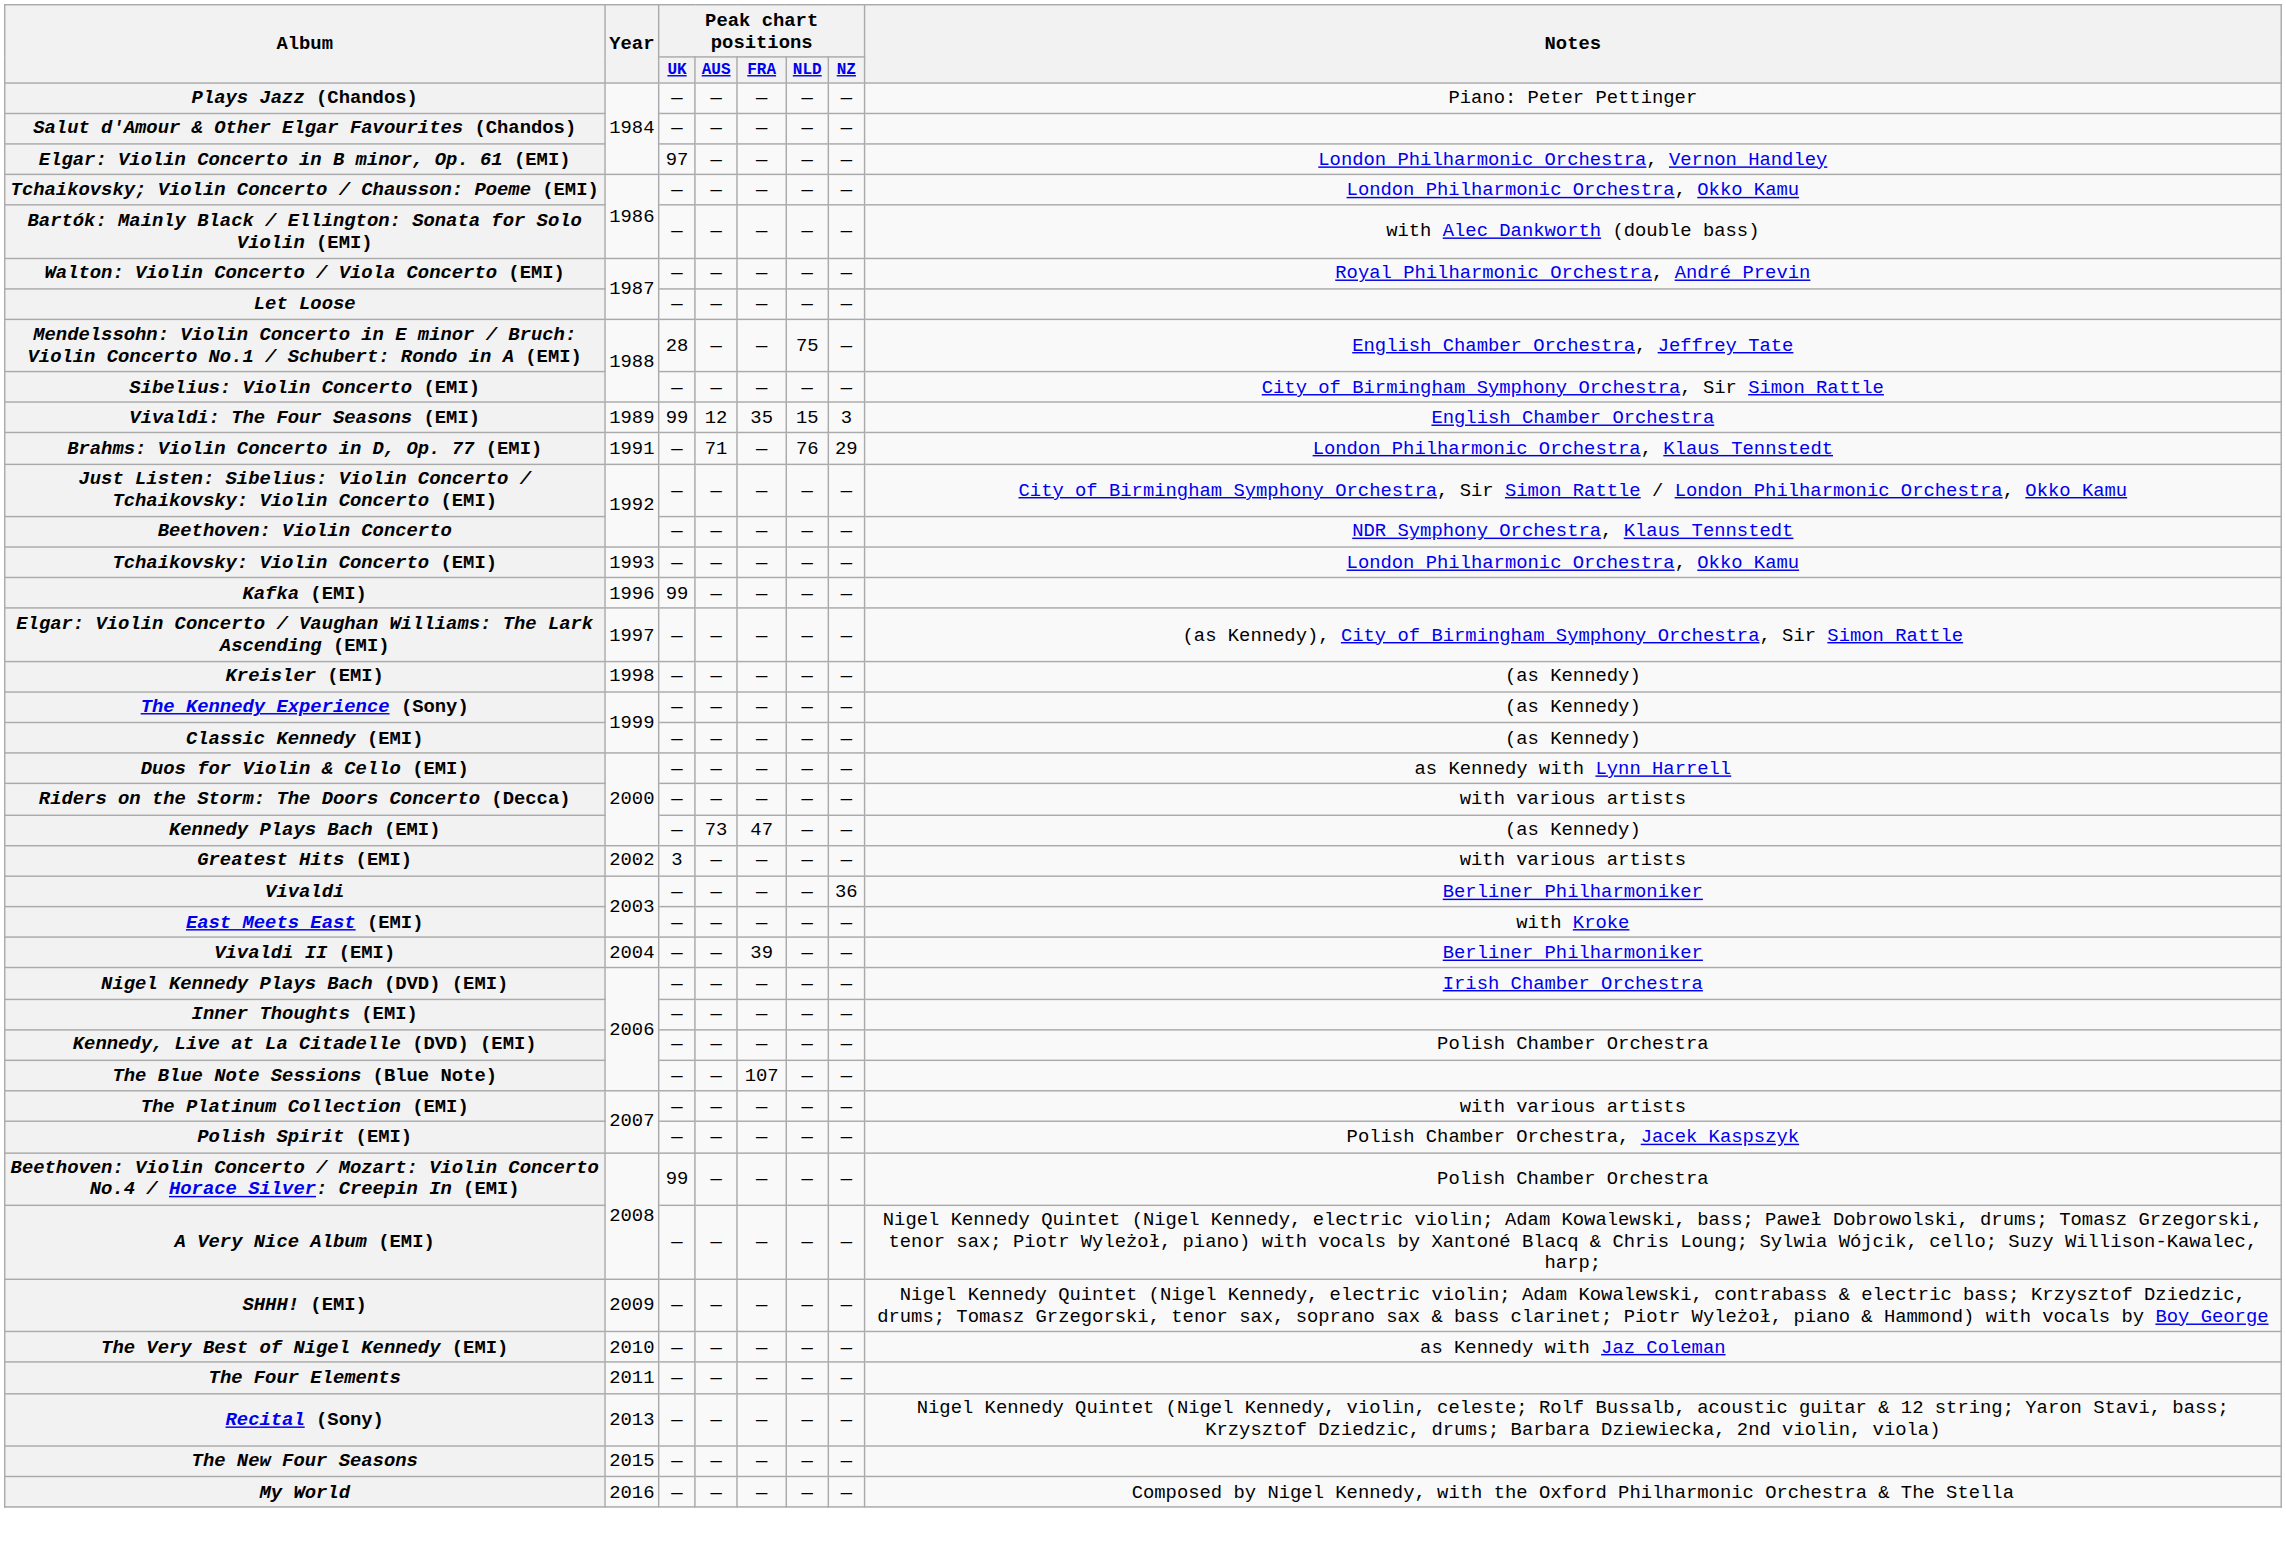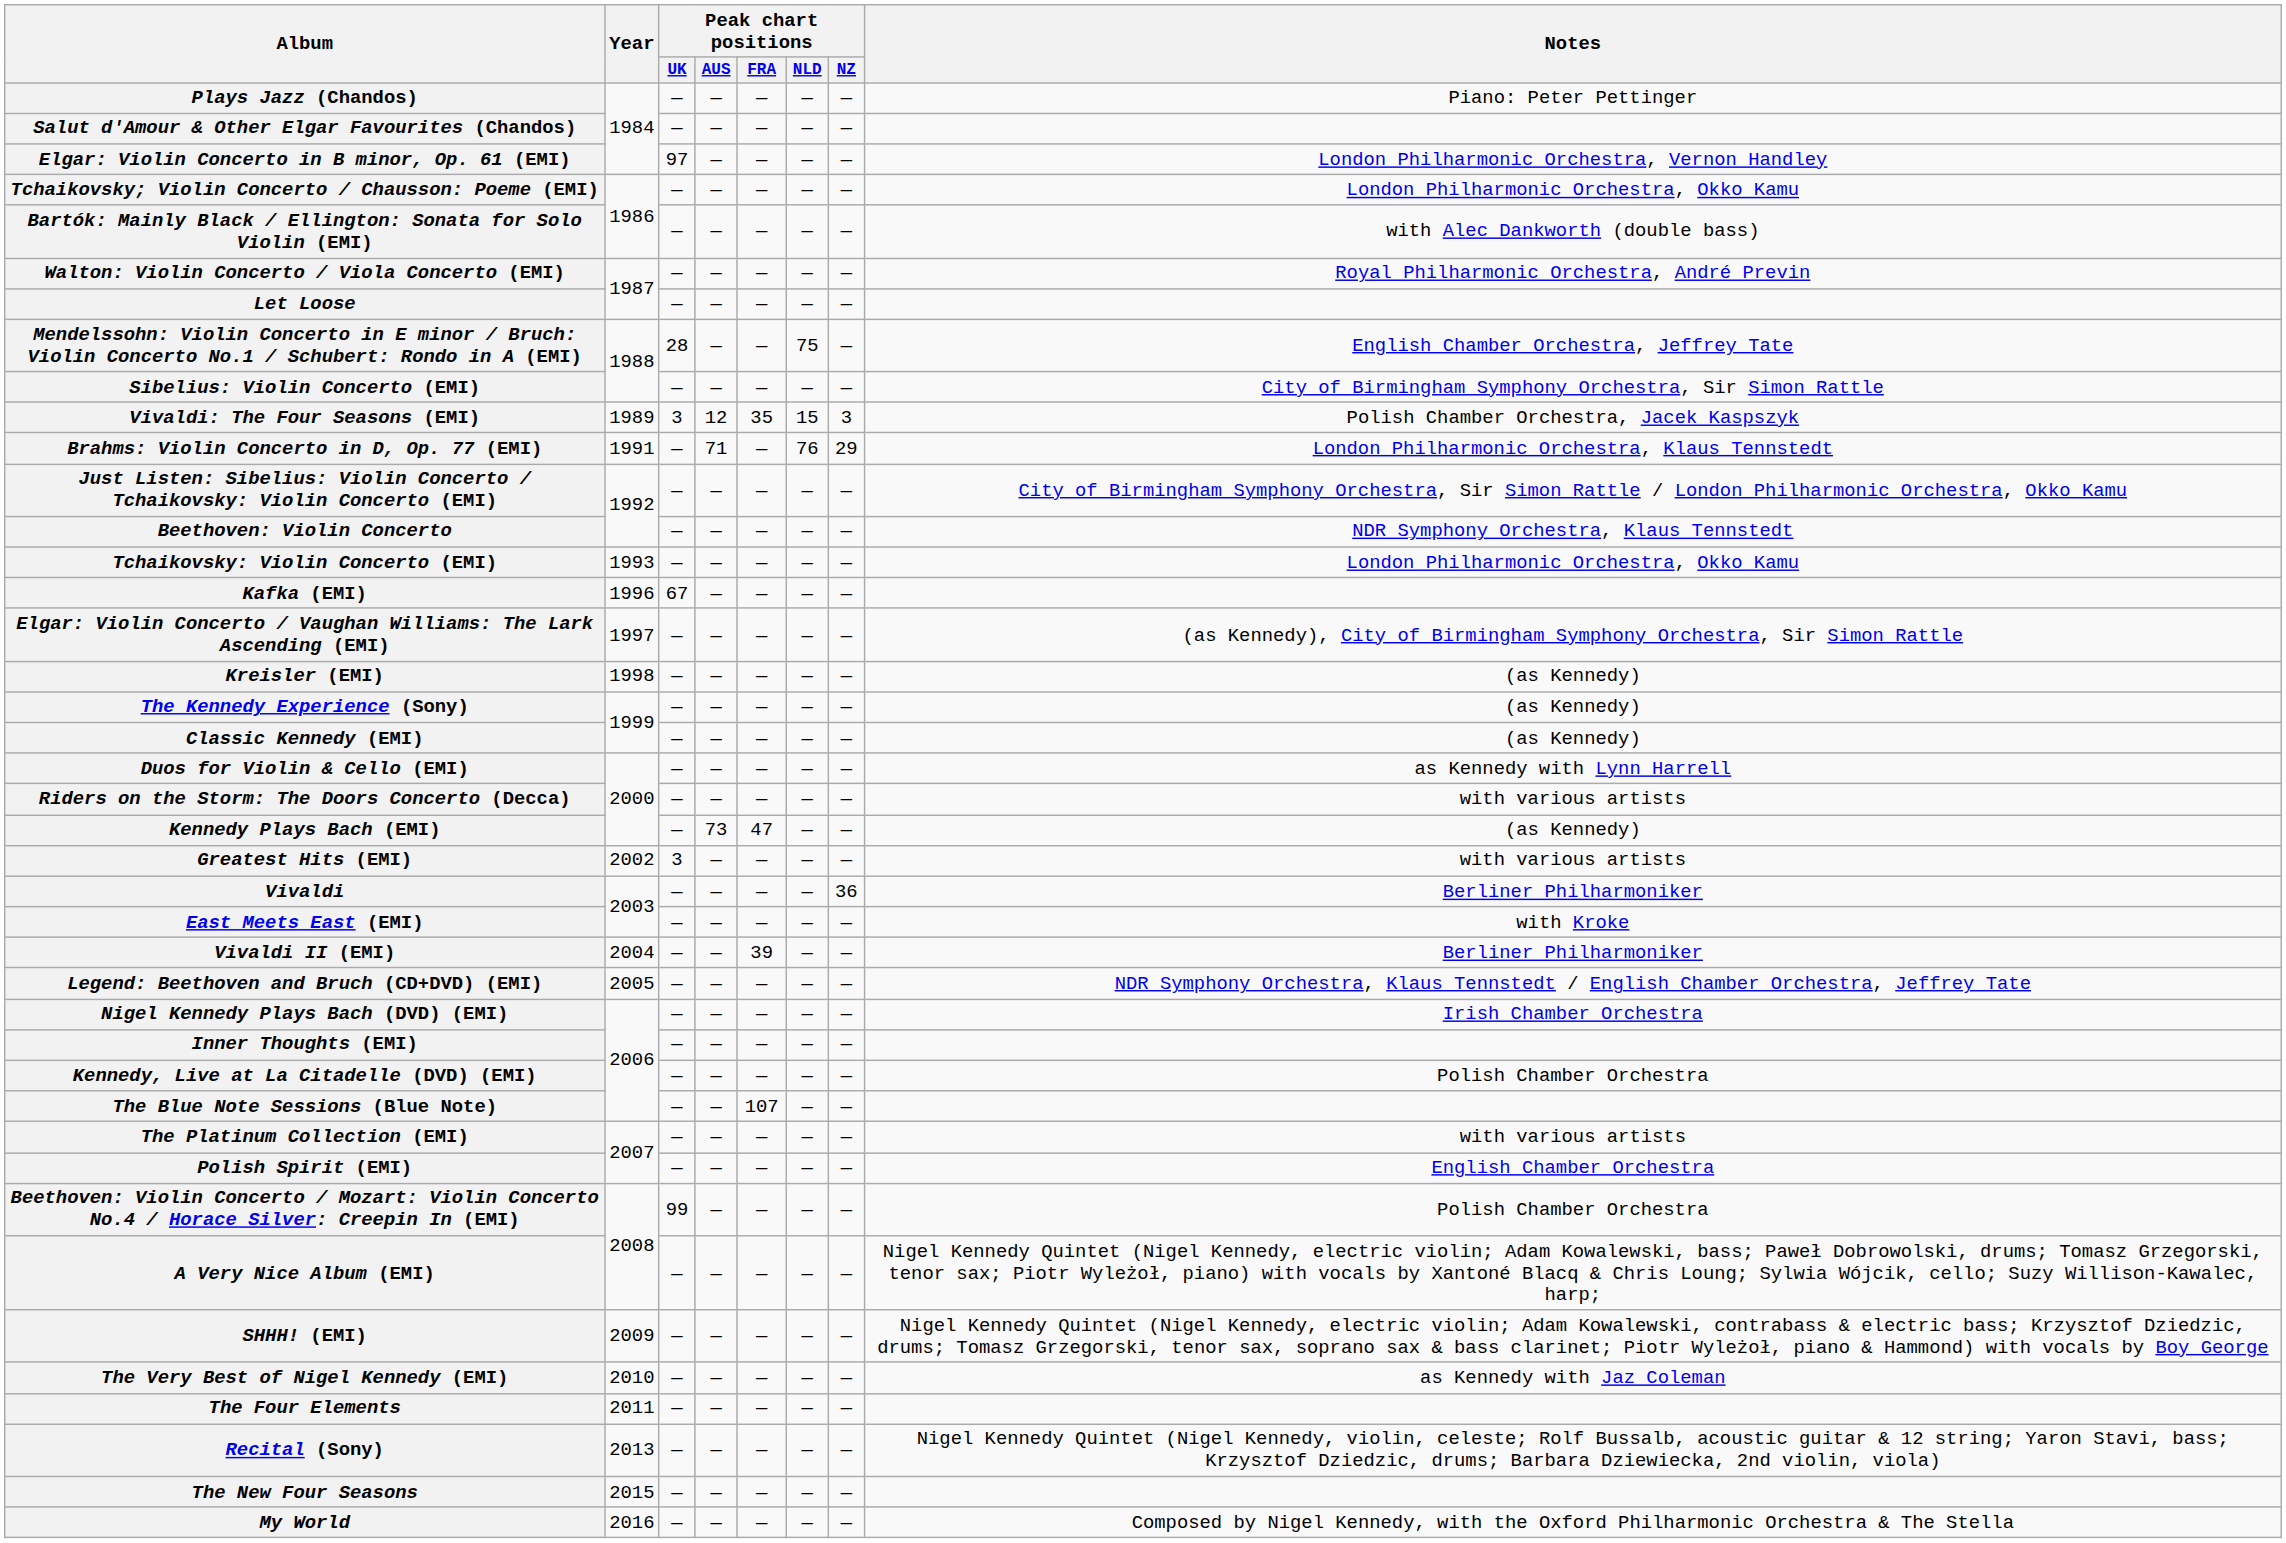(677, 418) 99 -> (677, 418) 3
(1573, 418) English Chamber Orchestra -> (1573, 418) Polish Chamber Orchestra, Jacek Kaspszyk
(677, 593) 99 -> (677, 593) 67
+ row: (305, 984)
(1573, 1137) Polish Chamber Orchestra, Jacek Kaspszyk -> (1573, 1168) English Chamber Orchestra
